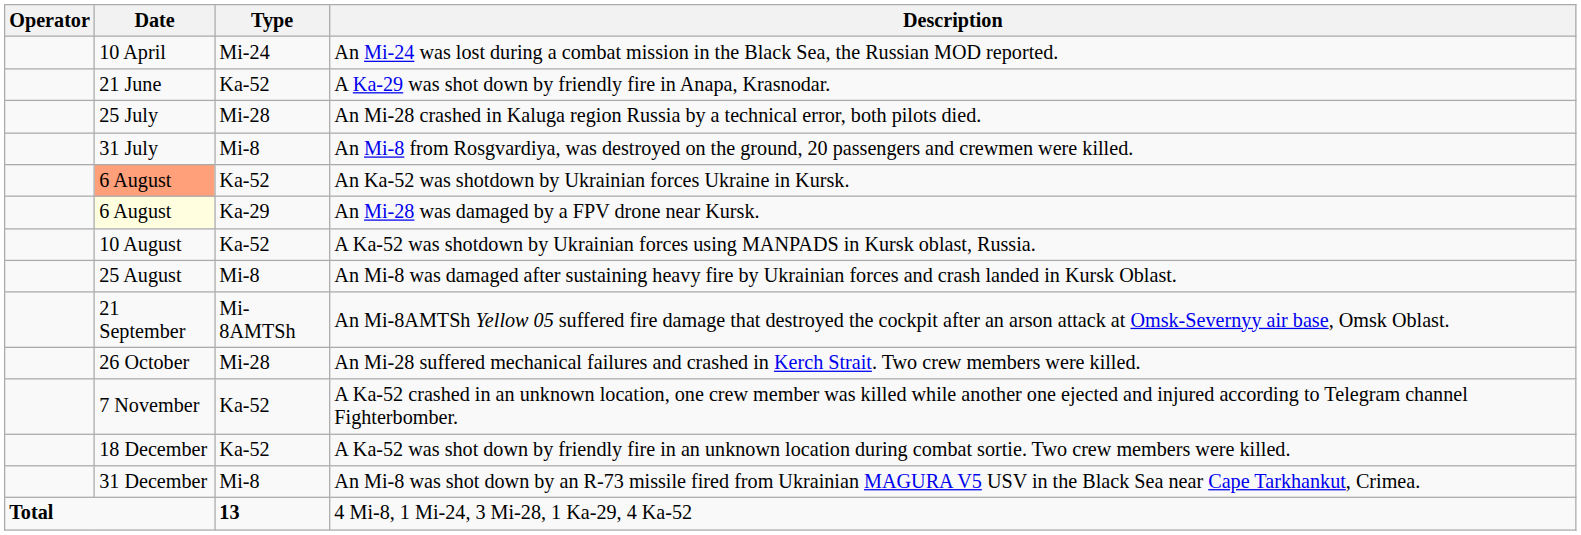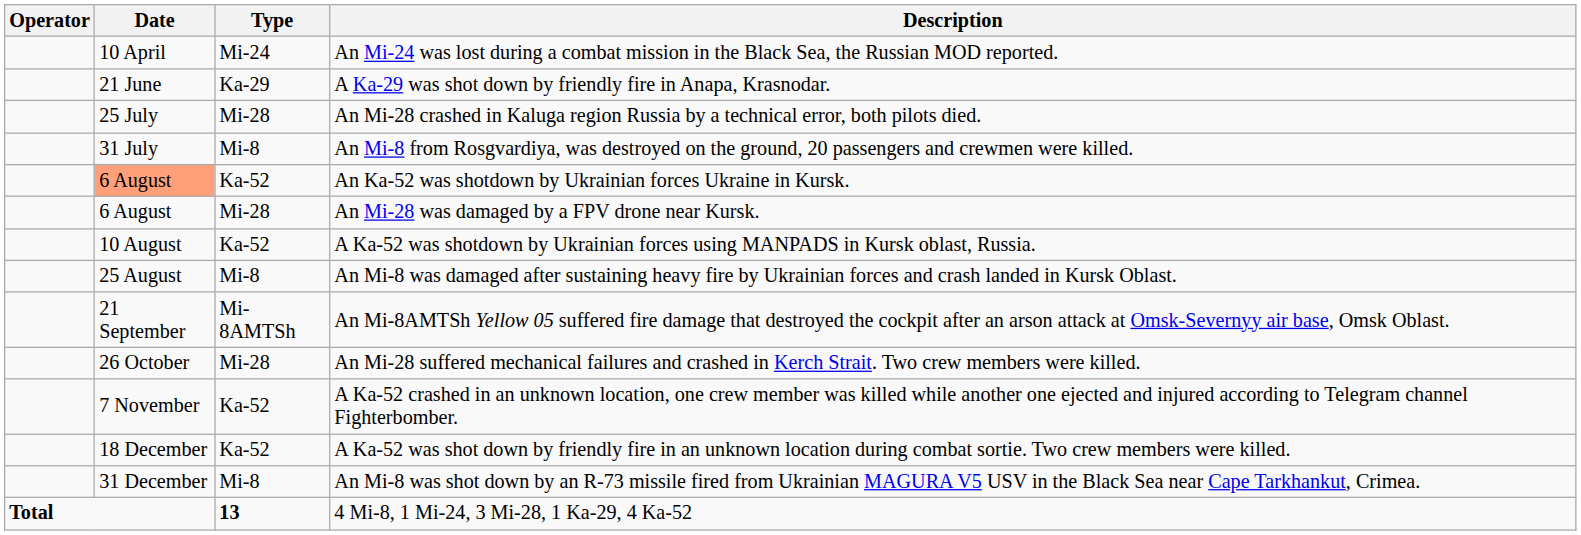(245, 84) Ka-52 -> (245, 84) Ka-29
(135, 212) lightyellow background -> (135, 212) no background
(245, 212) Ka-29 -> (245, 212) Mi-28
